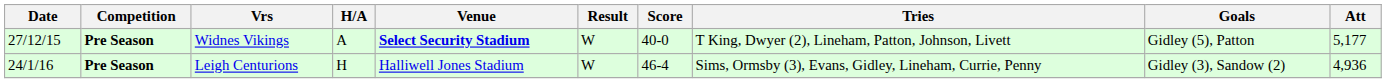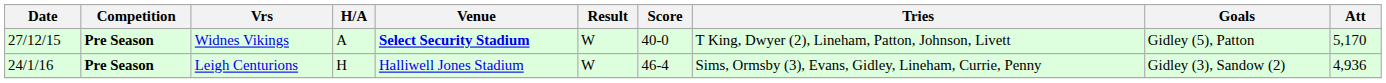(1350, 40) 5,177 -> (1350, 40) 5,170
